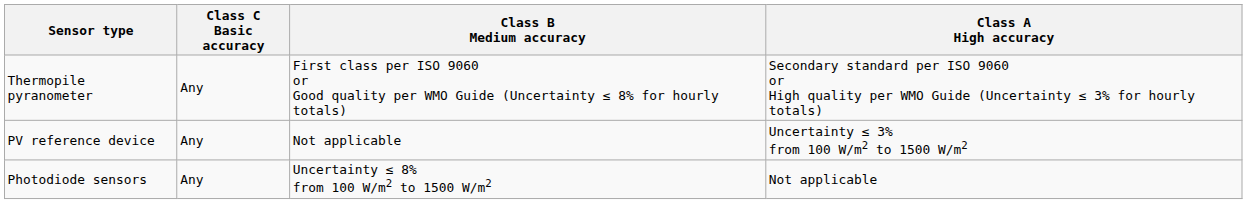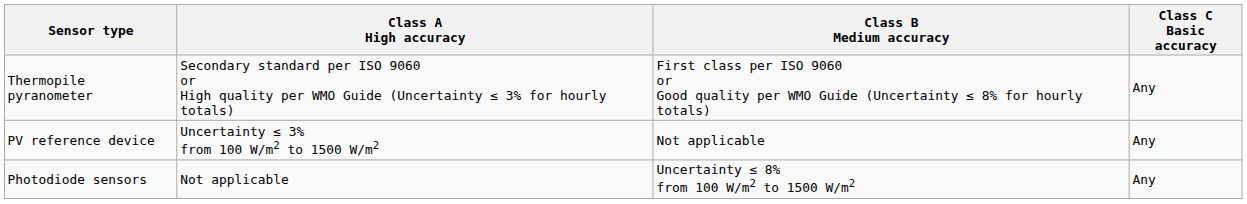columns swapped: (1004, 30) <-> (233, 30)
